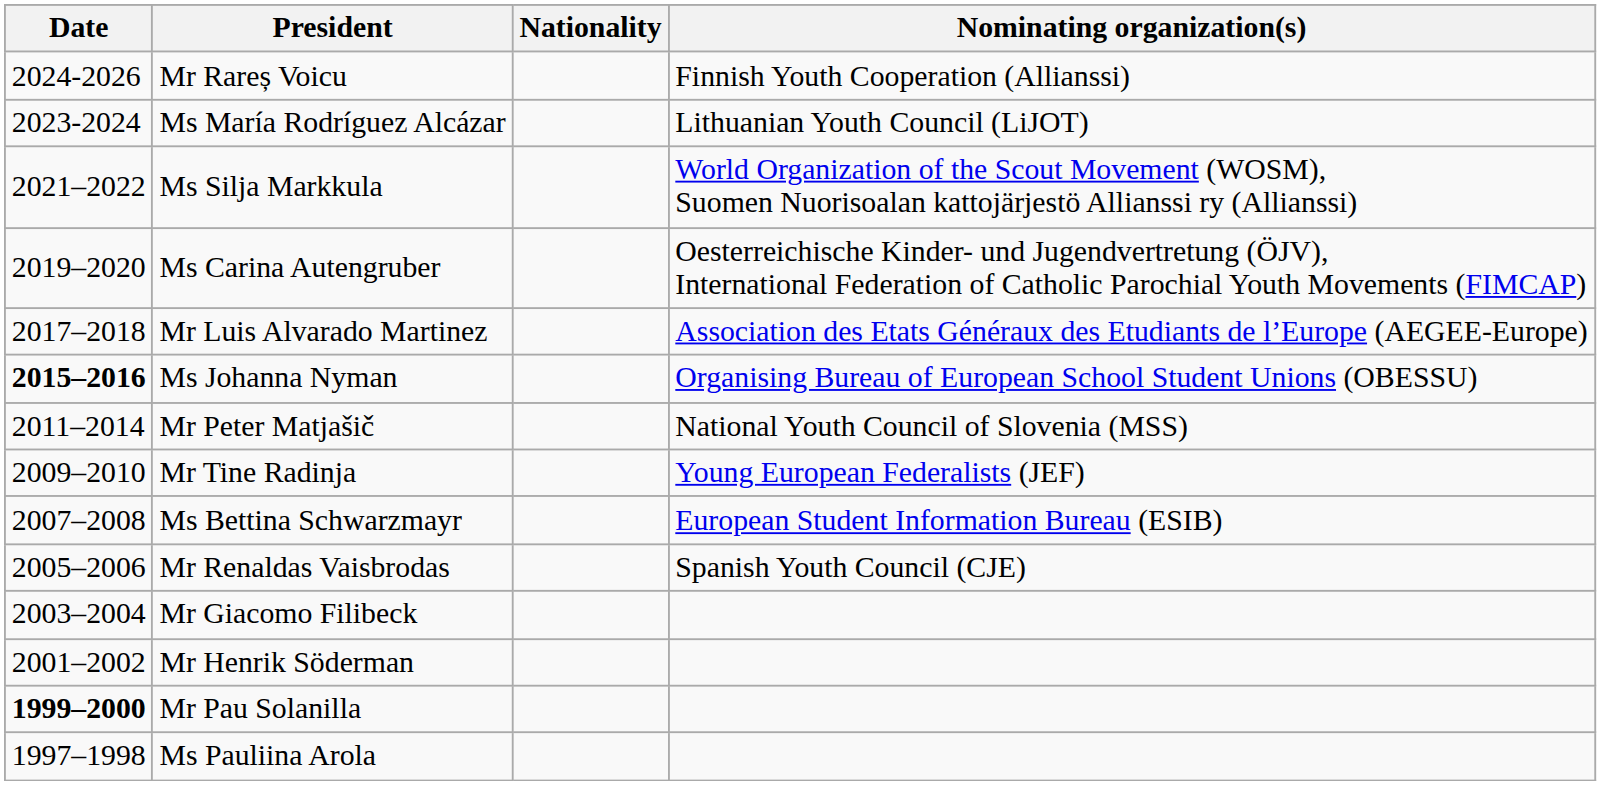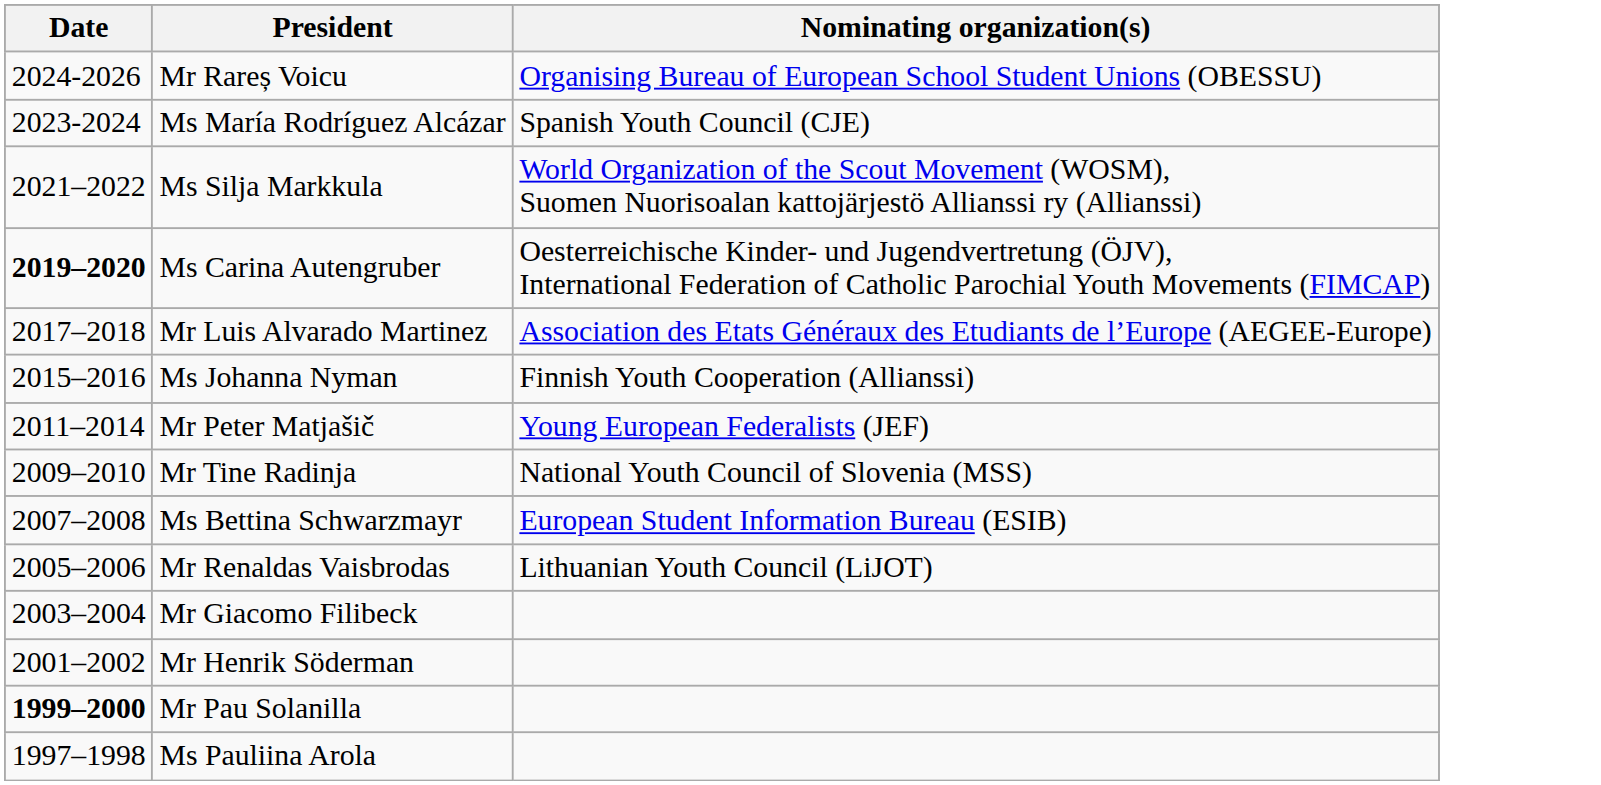- column: (590, 28)
(903, 75) Finnish Youth Cooperation (Allianssi) -> (920, 75) Organising Bureau of European School Student Unions (OBESSU)
(882, 122) Lithuanian Youth Council (LiJOT) -> (695, 122) Spanish Youth Council (CJE)
(79, 267) normal -> (79, 267) bold
(79, 378) bold -> (79, 378) normal
(1076, 378) Organising Bureau of European School Student Unions (OBESSU) -> (747, 378) Finnish Youth Cooperation (Allianssi)
(932, 425) National Youth Council of Slovenia (MSS) -> (724, 425) Young European Federalists (JEF)
(880, 472) Young European Federalists (JEF) -> (776, 472) National Youth Council of Slovenia (MSS)
(851, 567) Spanish Youth Council (CJE) -> (726, 567) Lithuanian Youth Council (LiJOT)
